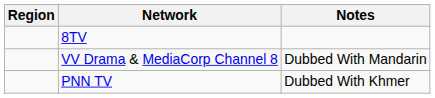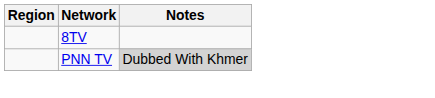- row: (170, 59)
(347, 81) no background -> (185, 59) lightgrey background
